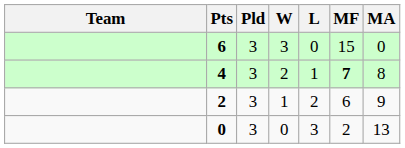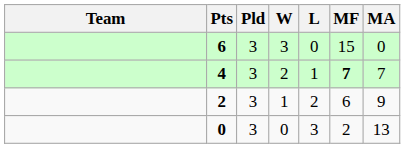(381, 74) 8 -> (381, 74) 7
